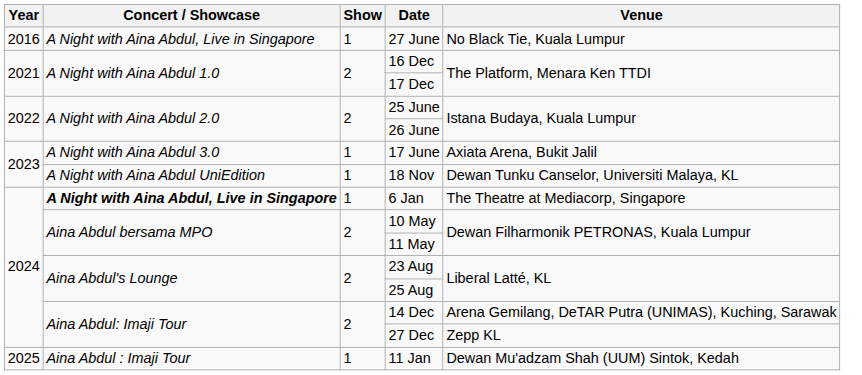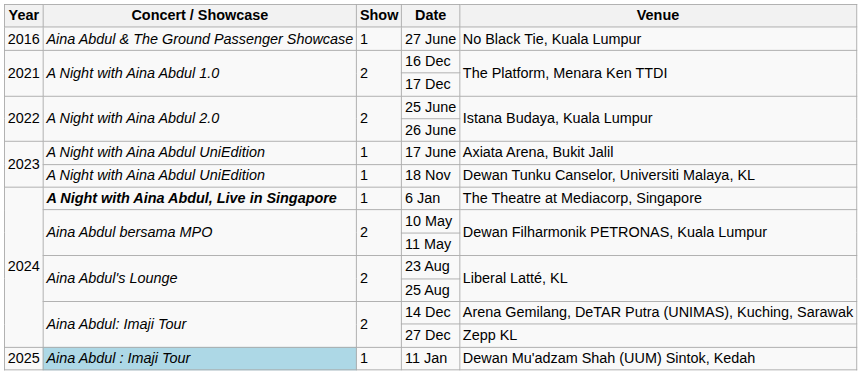(181, 38) A Night with Aina Abdul, Live in Singapore -> (200, 38) Aina Abdul & The Ground Passenger Showcase
(133, 152) A Night with Aina Abdul 3.0 -> (156, 152) A Night with Aina Abdul UniEdition
(118, 358) no background -> (118, 358) lightblue background
